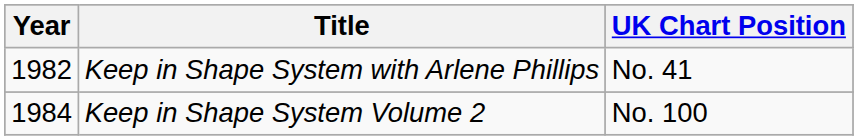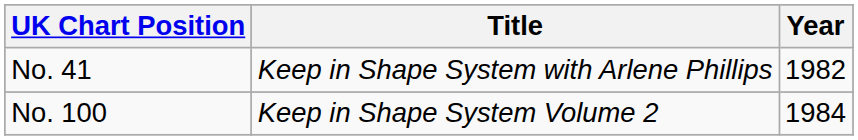columns swapped: (42, 26) <-> (729, 26)
